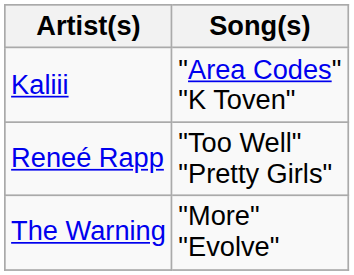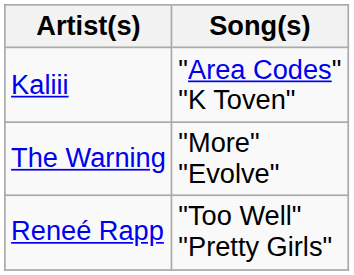rows swapped: (87, 158) <-> (88, 231)
